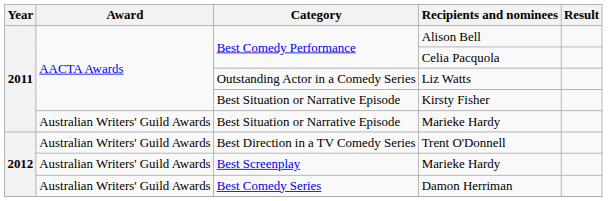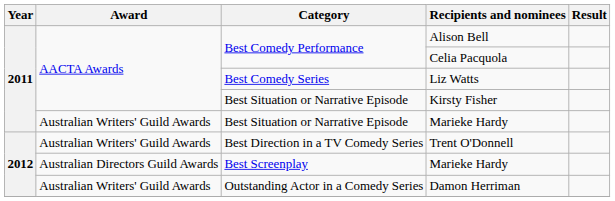(316, 79) Outstanding Actor in a Comedy Series -> (277, 79) Best Comedy Series
(125, 164) Australian Writers' Guild Awards -> (129, 164) Australian Directors Guild Awards
(269, 185) Best Comedy Series -> (324, 185) Outstanding Actor in a Comedy Series
